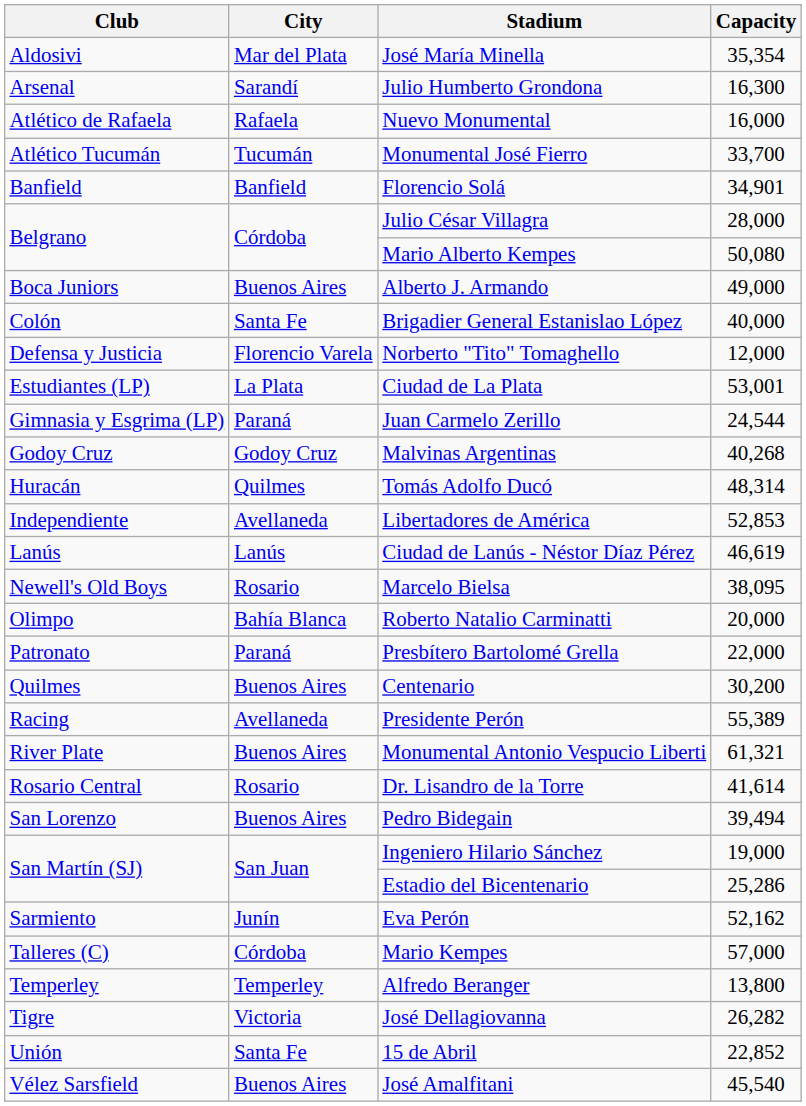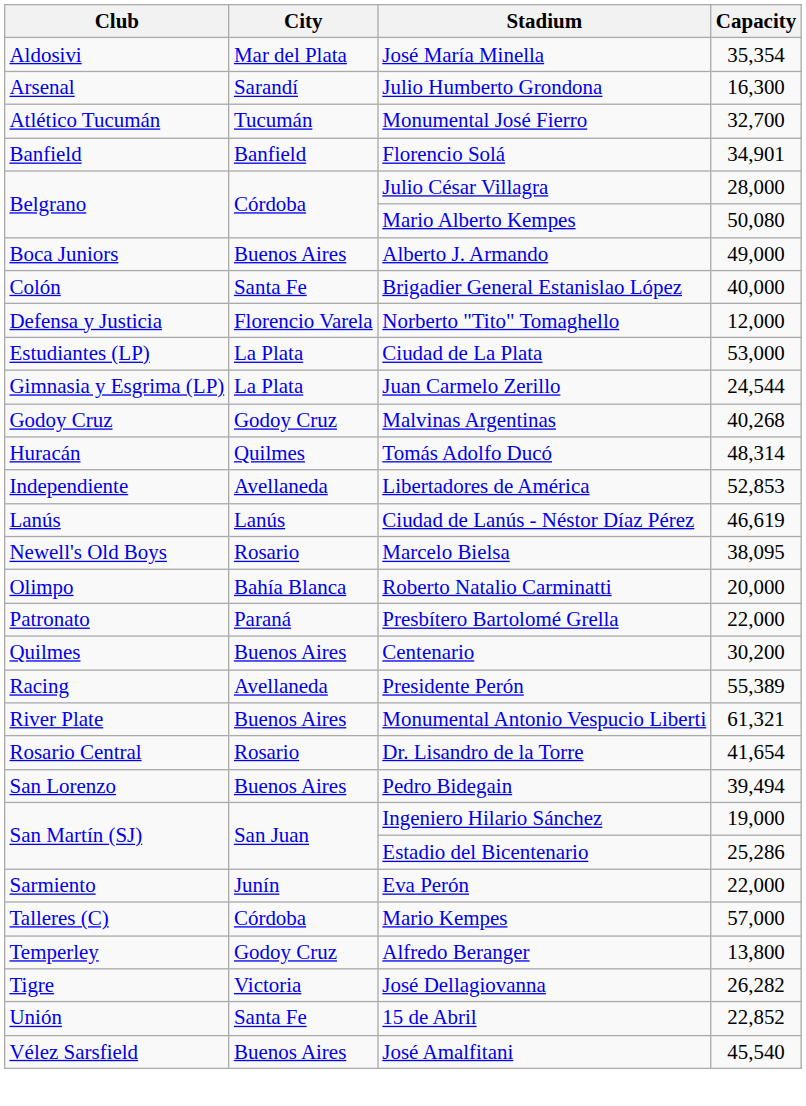- row: (466, 120)
(756, 154) 33,700 -> (756, 120) 32,700
(756, 386) 53,001 -> (756, 353) 53,000
(262, 420) Paraná -> (269, 386) La Plata
(756, 785) 41,614 -> (756, 752) 41,654
(756, 918) 52,162 -> (756, 885) 22,000
(279, 985) Temperley -> (285, 951) Godoy Cruz
